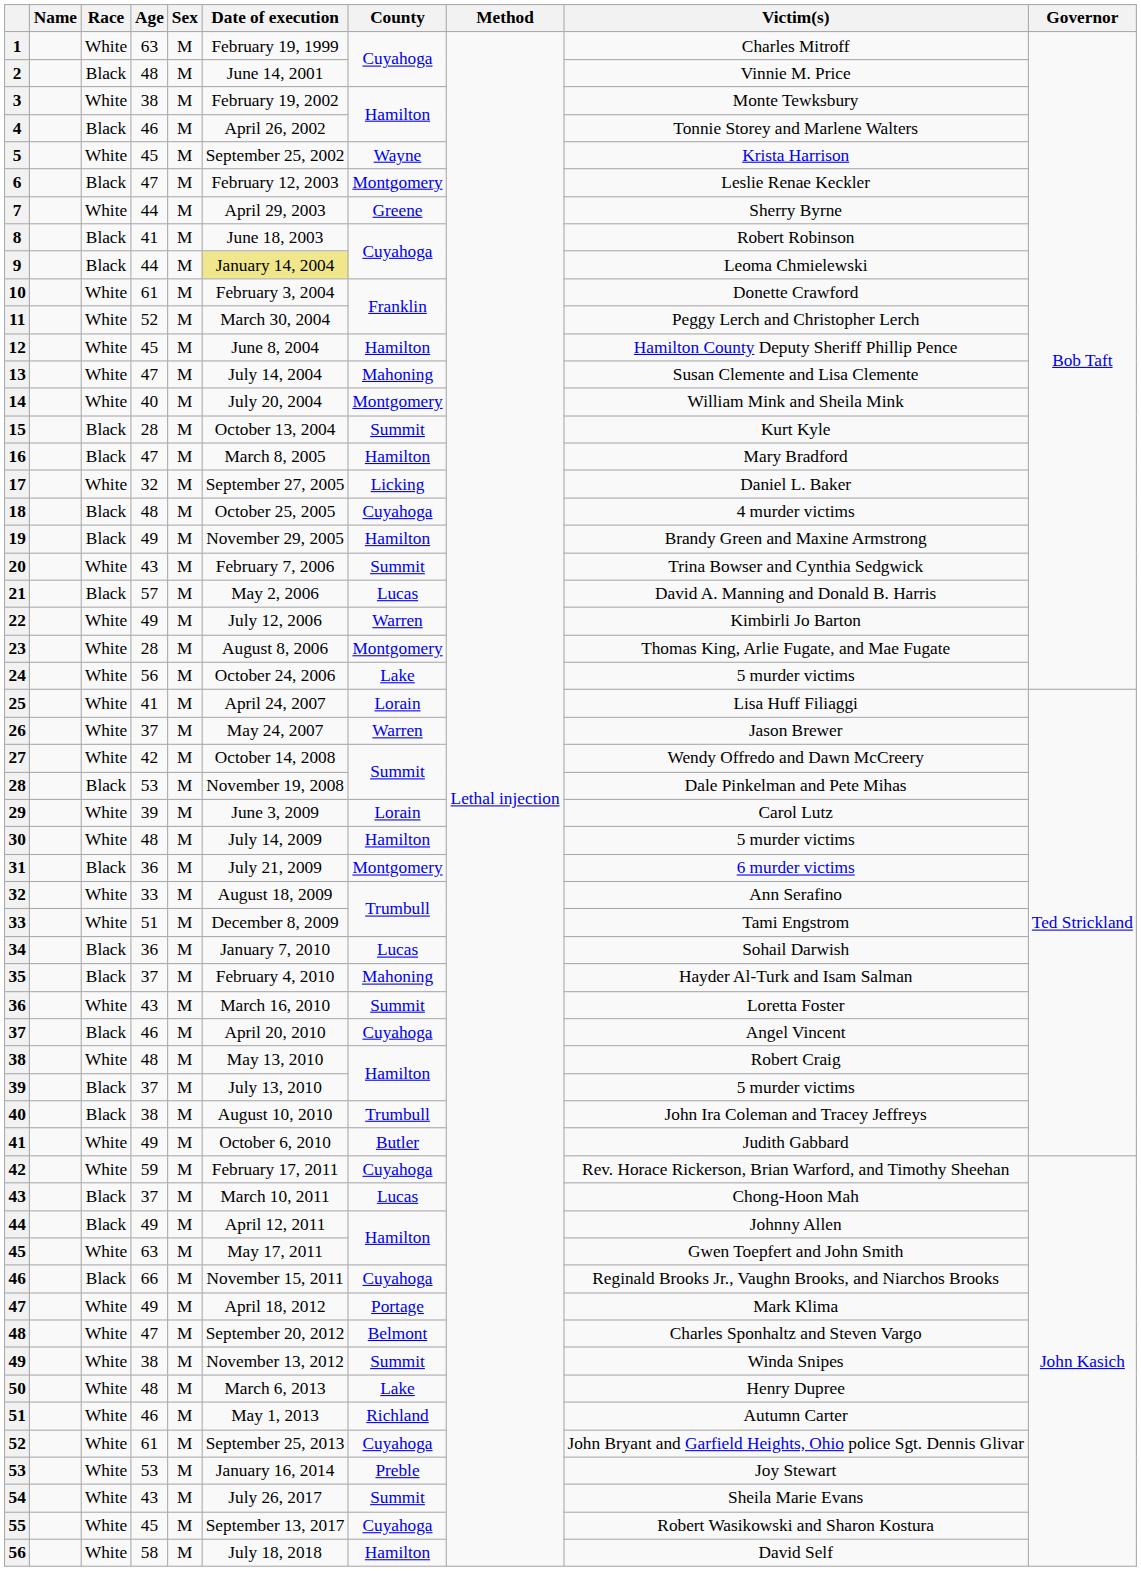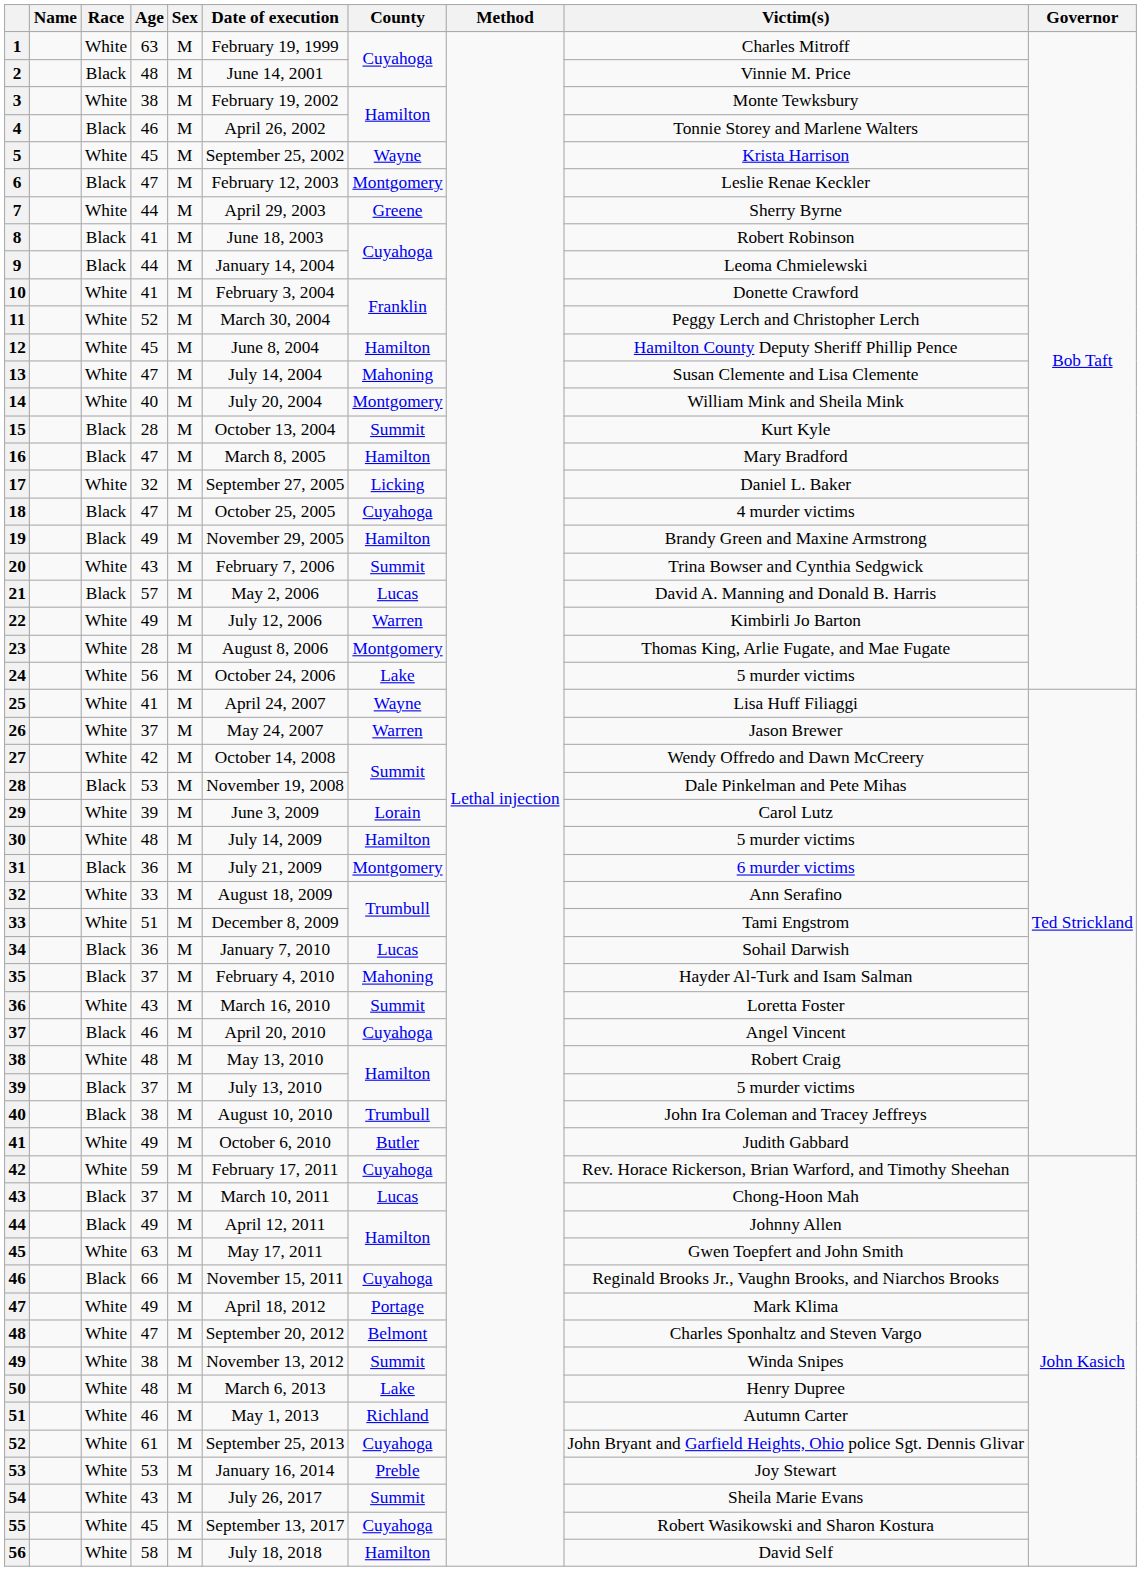(275, 264) khaki background -> (275, 264) no background
(149, 292) 61 -> (149, 292) 41
(149, 511) 48 -> (149, 511) 47
(398, 703) Lorain -> (398, 703) Wayne
